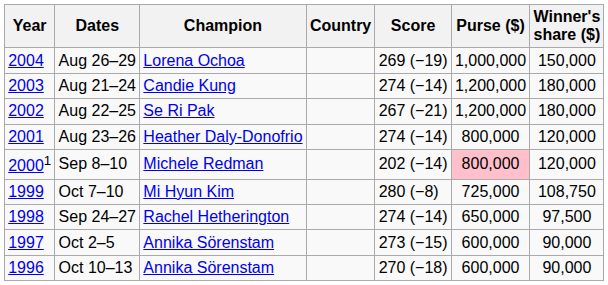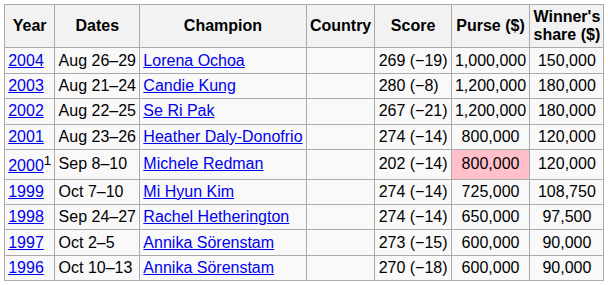(413, 85) 274 (−14) -> (409, 85) 280 (−8)
(409, 191) 280 (−8) -> (413, 191) 274 (−14)
